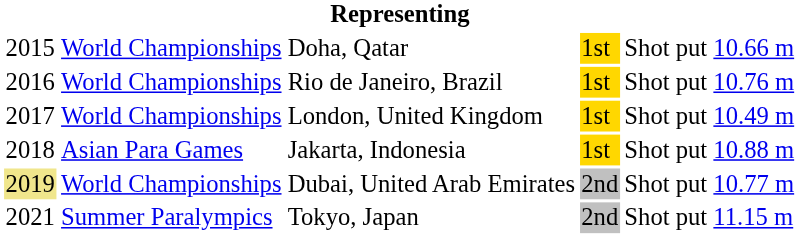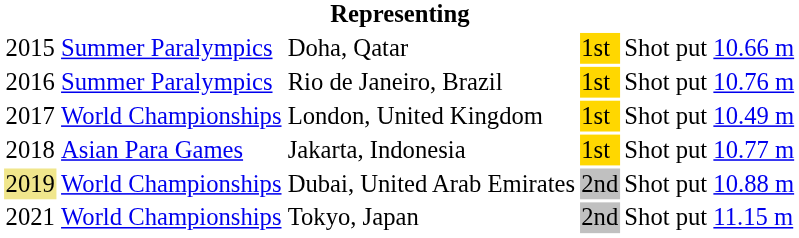(171, 48) World Championships -> (167, 48) Summer Paralympics
(171, 81) World Championships -> (167, 81) Summer Paralympics
(754, 149) 10.88 m -> (754, 149) 10.77 m
(754, 183) 10.77 m -> (754, 183) 10.88 m
(167, 217) Summer Paralympics -> (171, 217) World Championships
